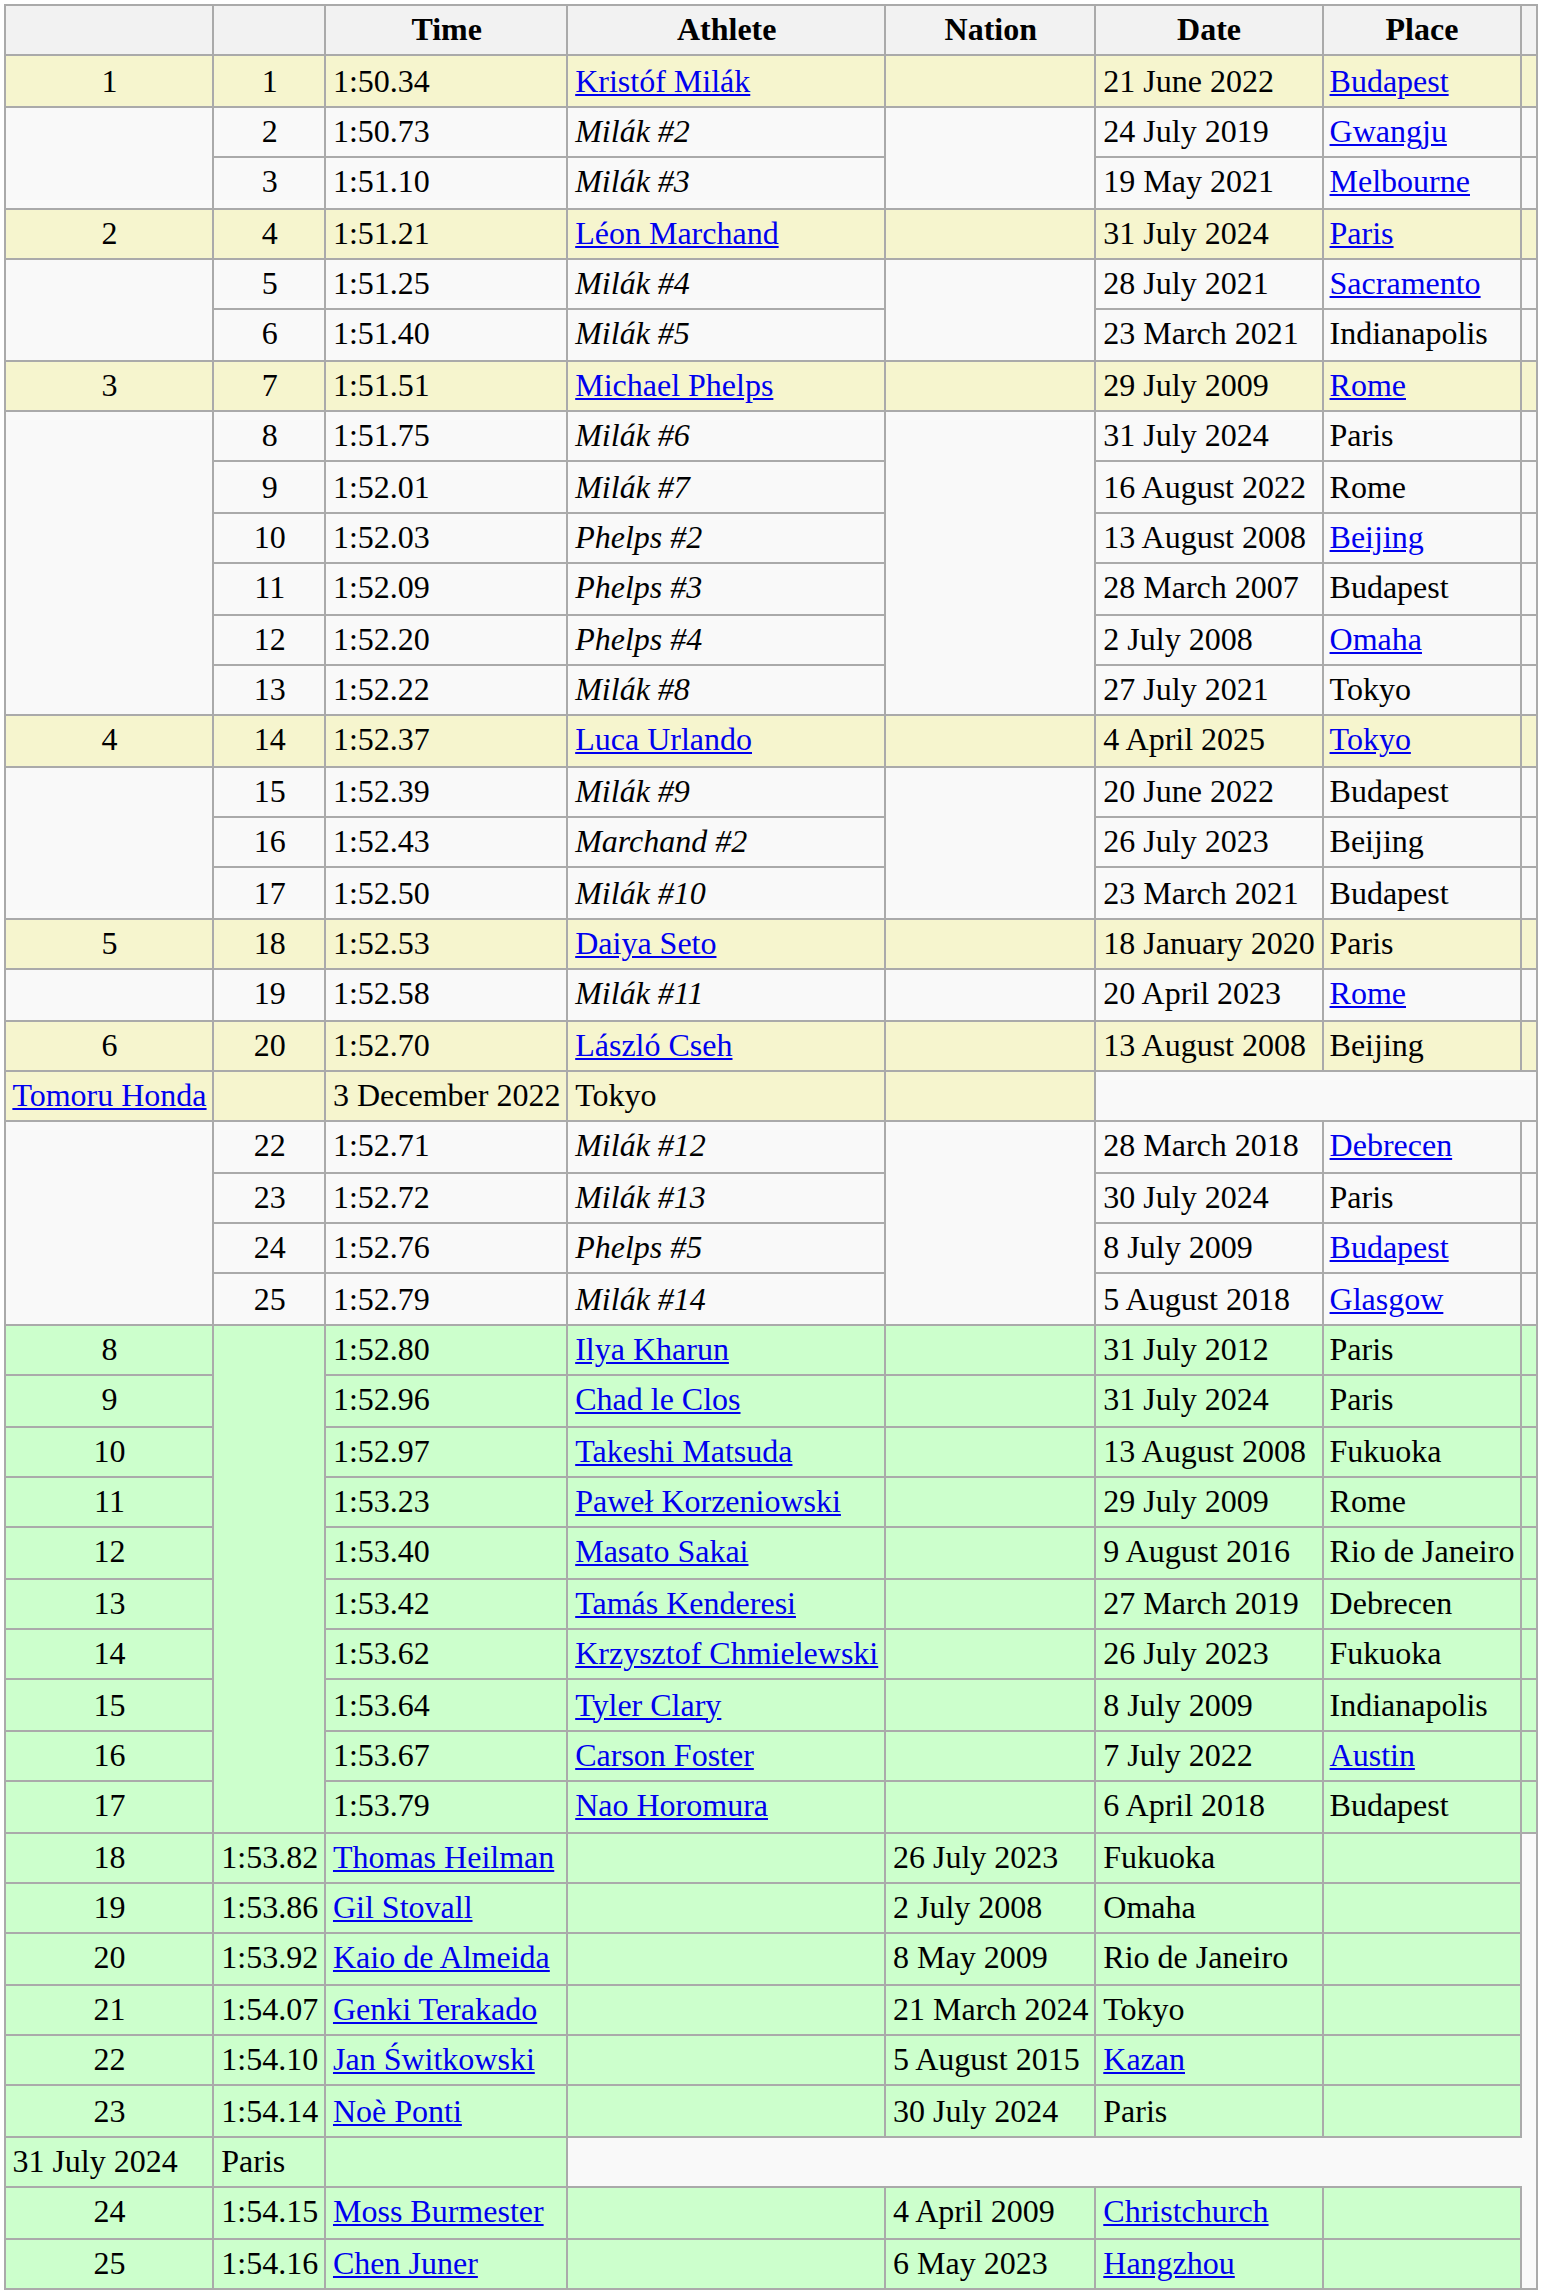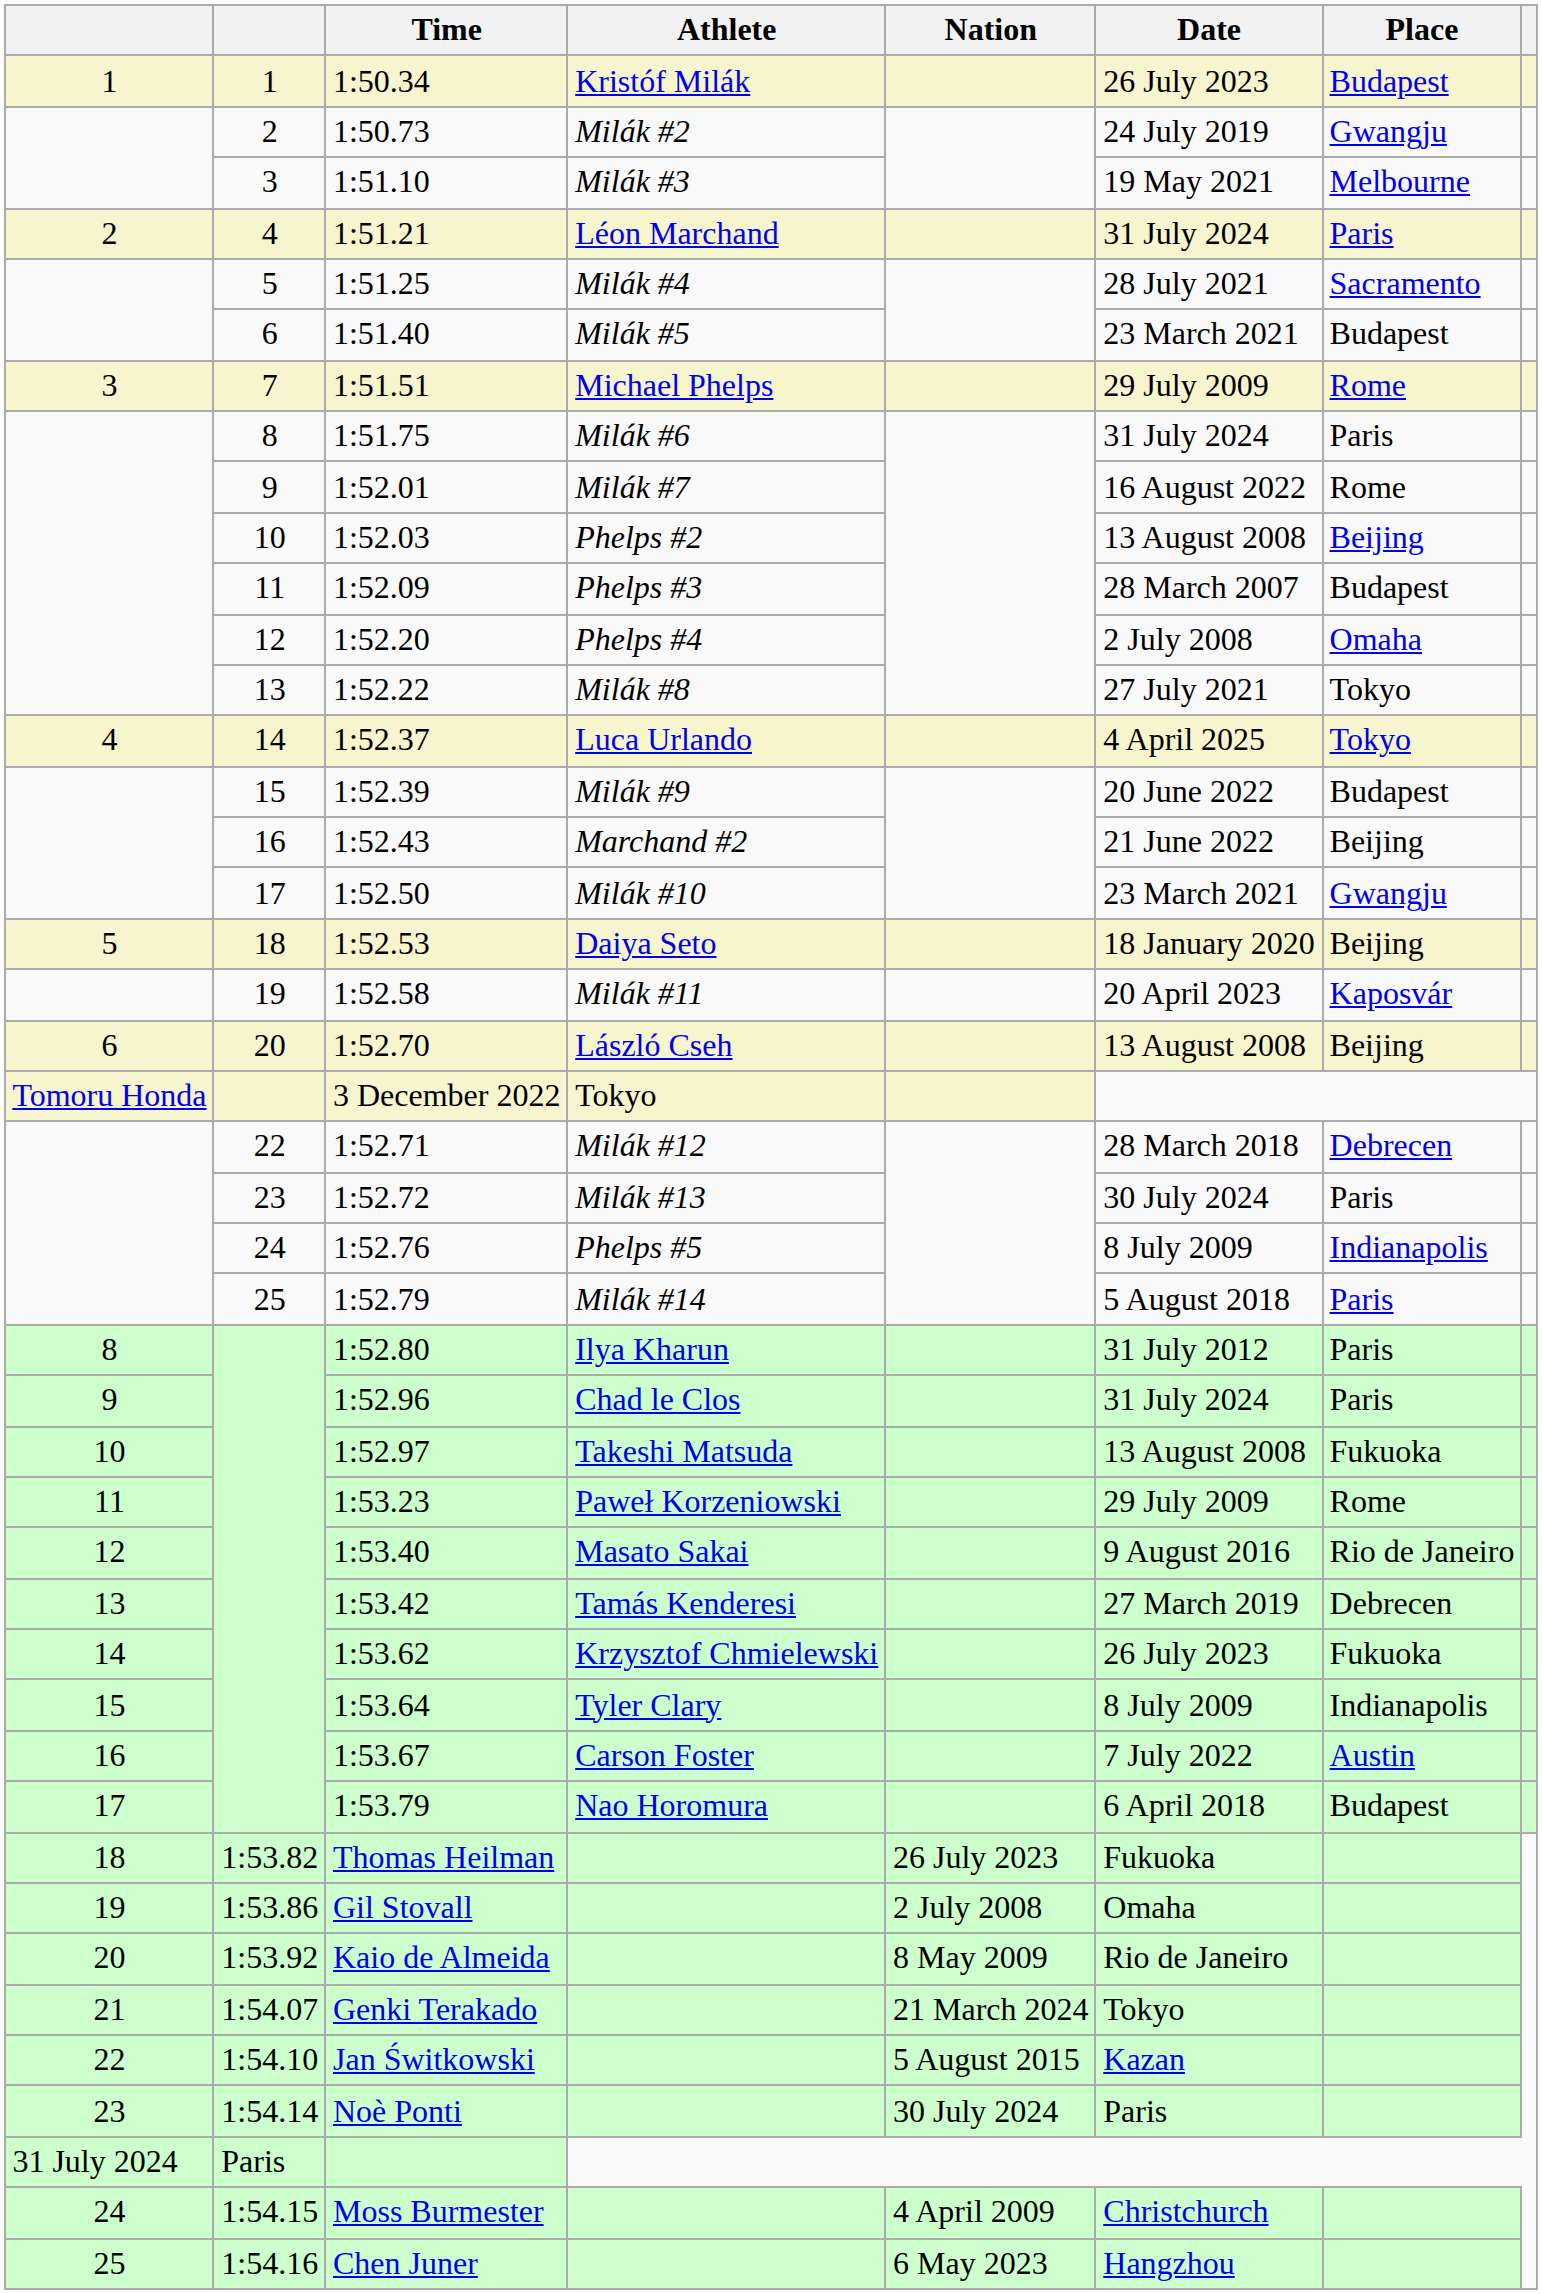(1189, 80) 21 June 2022 -> (1186, 80) 26 July 2023
(1409, 334) Indianapolis -> (1389, 334) Budapest
(1186, 841) 26 July 2023 -> (1189, 841) 21 June 2022
(1389, 892) Budapest -> (1388, 892) Gwangju
(1362, 943) Paris -> (1377, 943) Beijing
(1368, 994) Rome -> (1391, 994) Kaposvár
(1389, 1247) Budapest -> (1409, 1247) Indianapolis
(1386, 1298) Glasgow -> (1362, 1298) Paris
